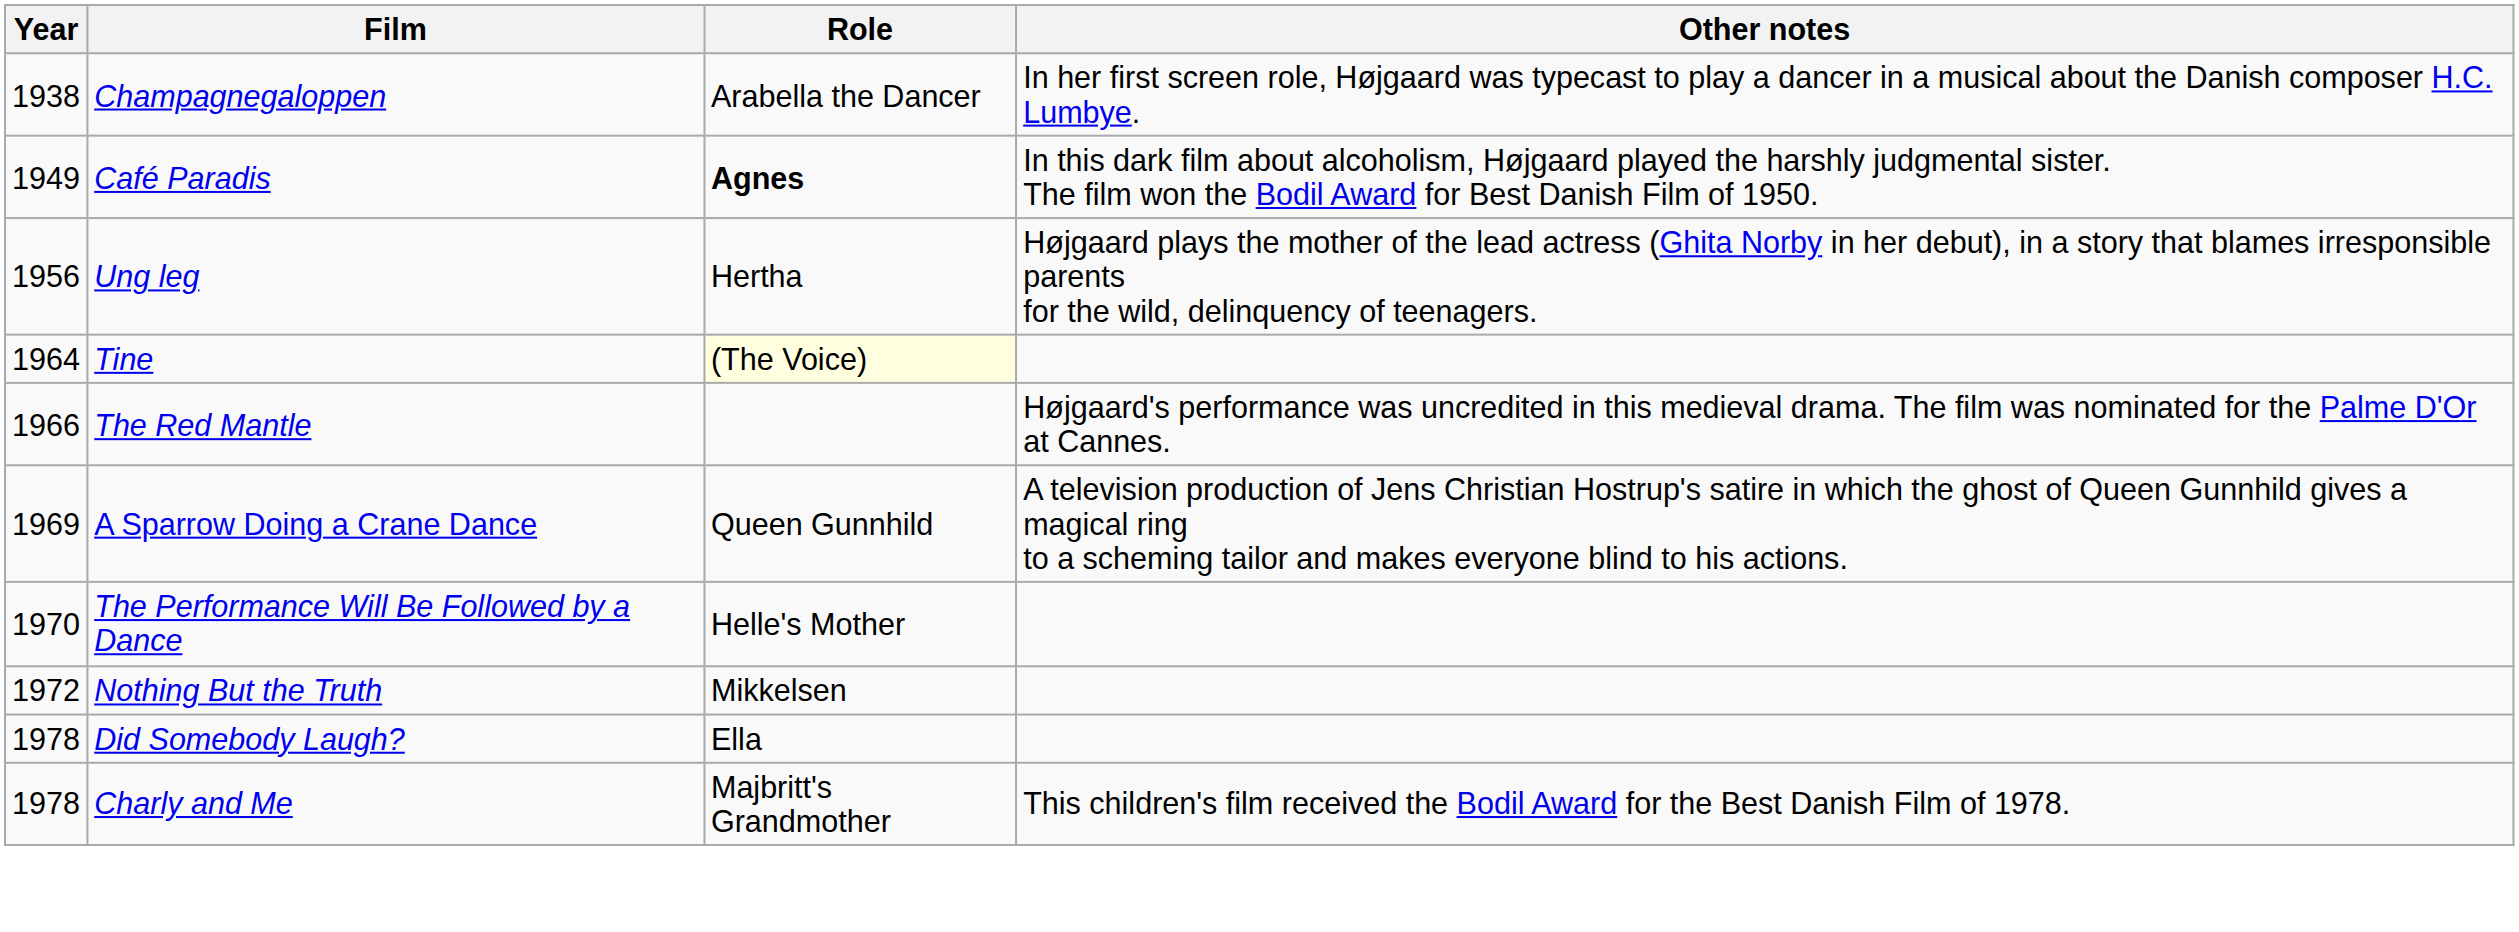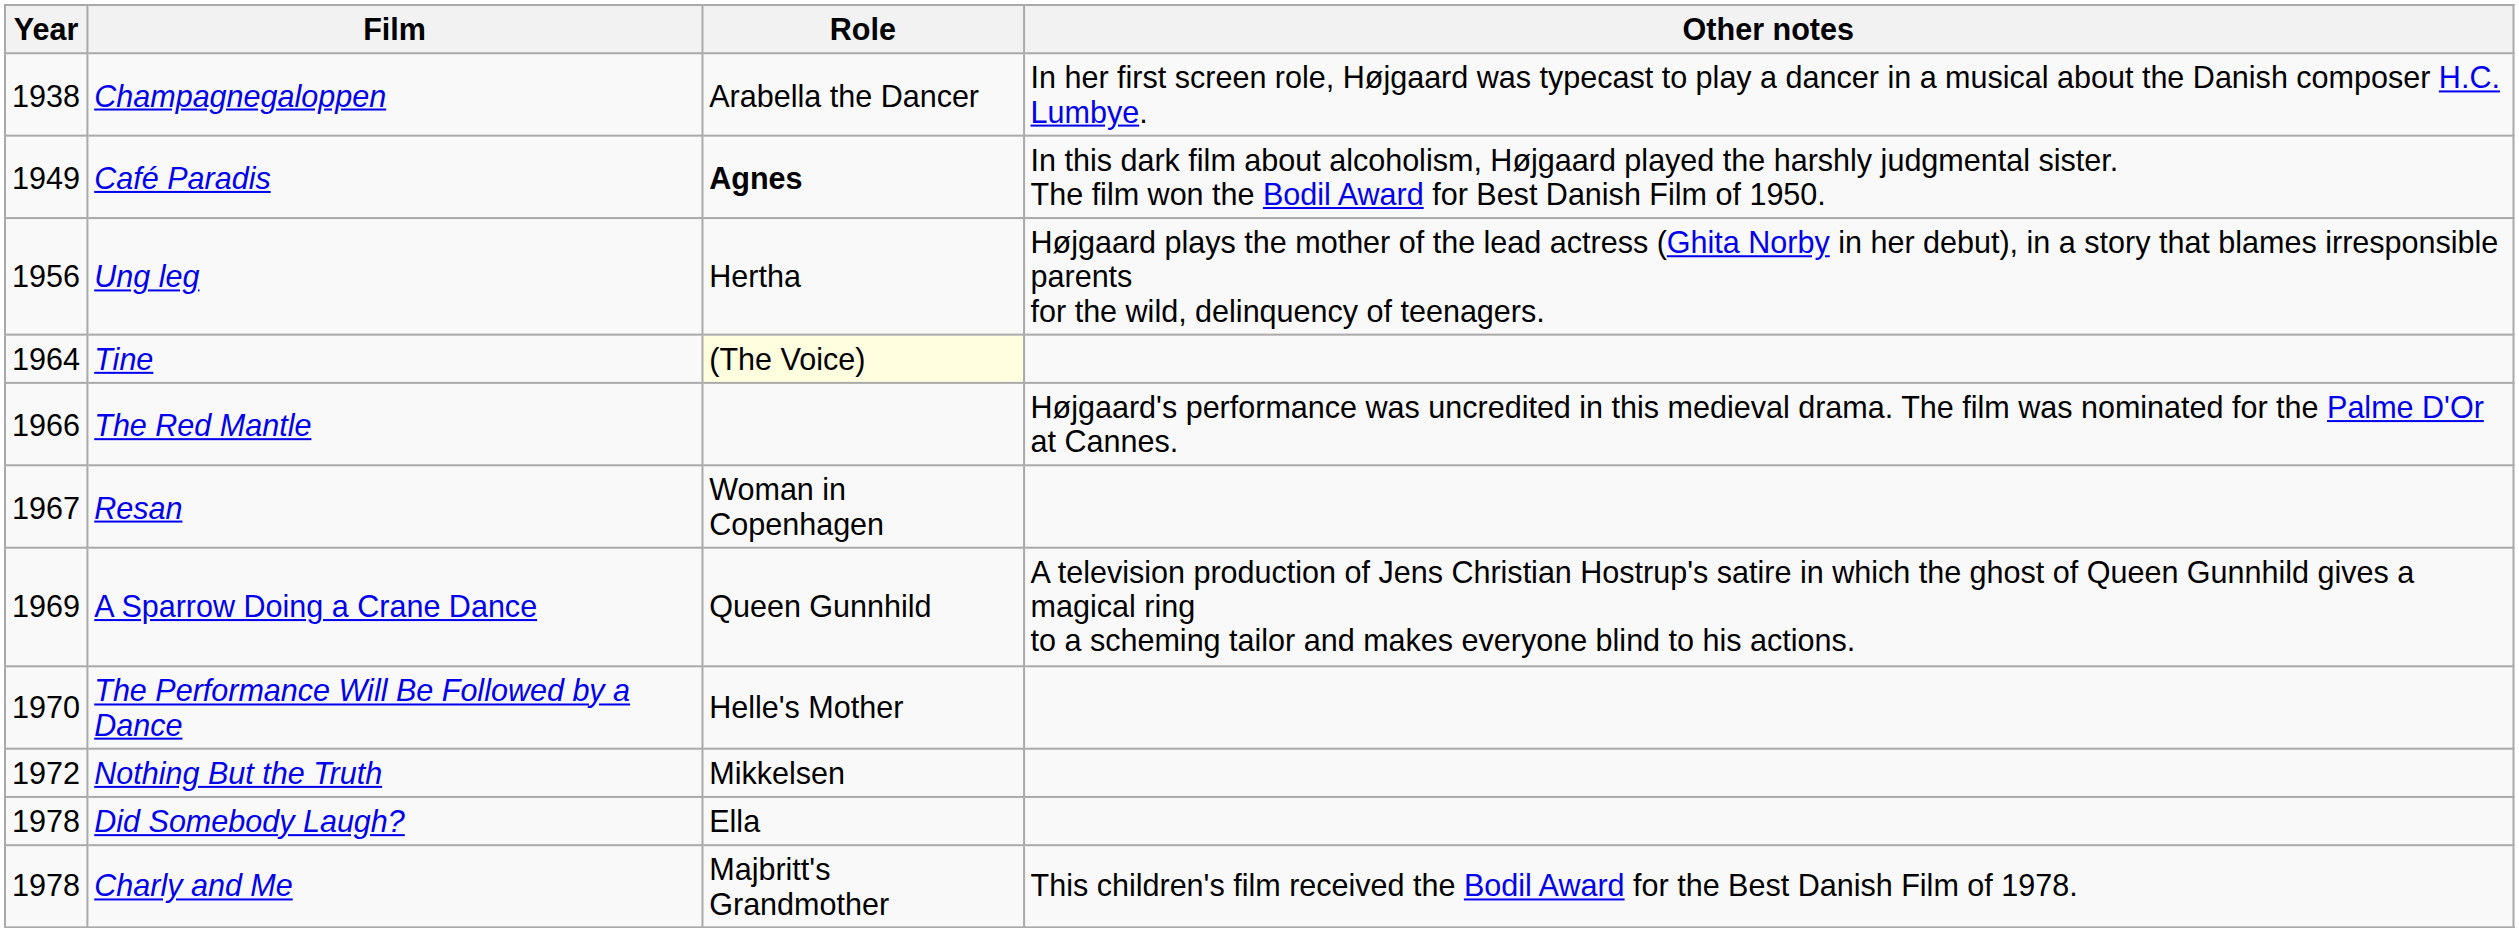+ row: (138, 508)
